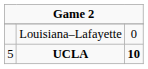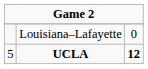(134, 53) 10 -> (134, 53) 12
